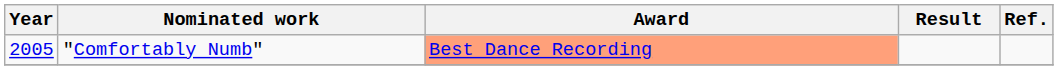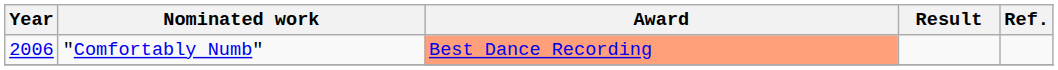(31, 50) 2005 -> (31, 50) 2006
